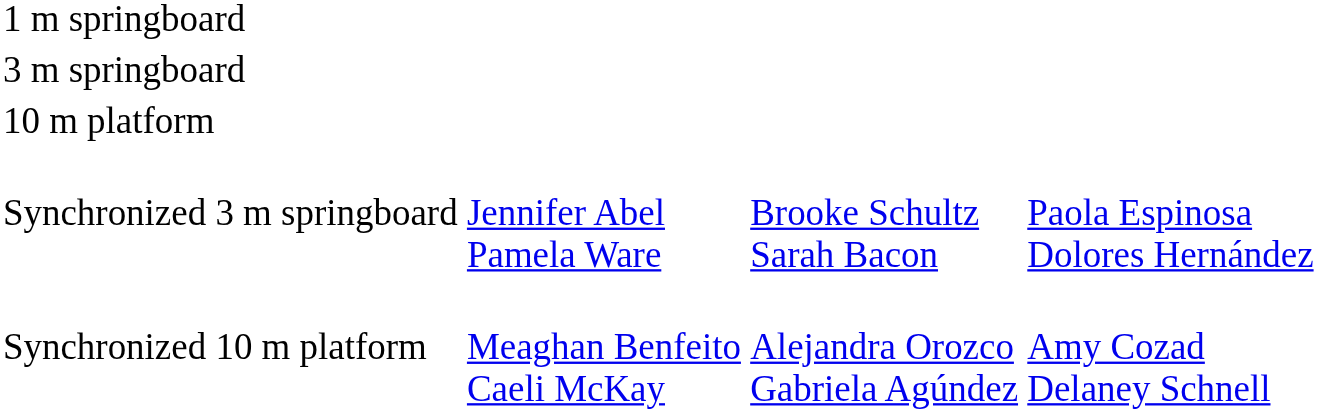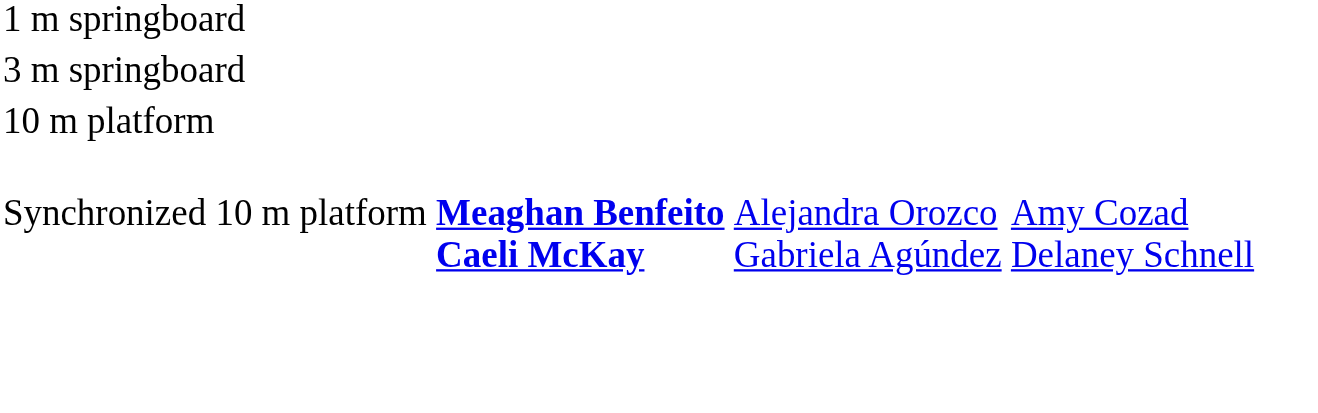- row: (230, 213)
(604, 367) normal -> (580, 233) bold
